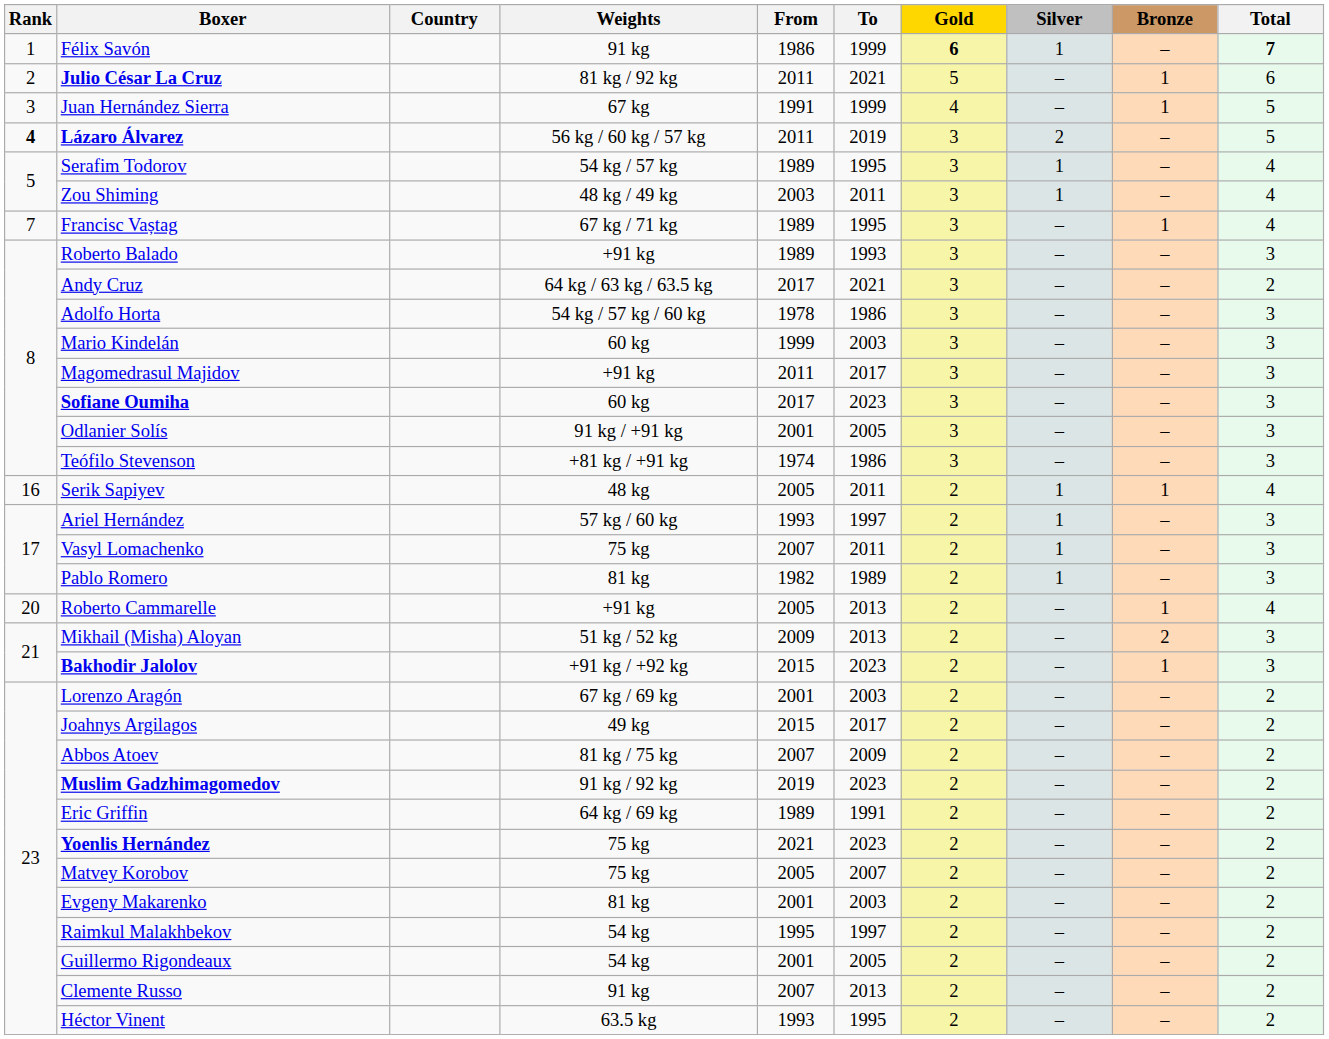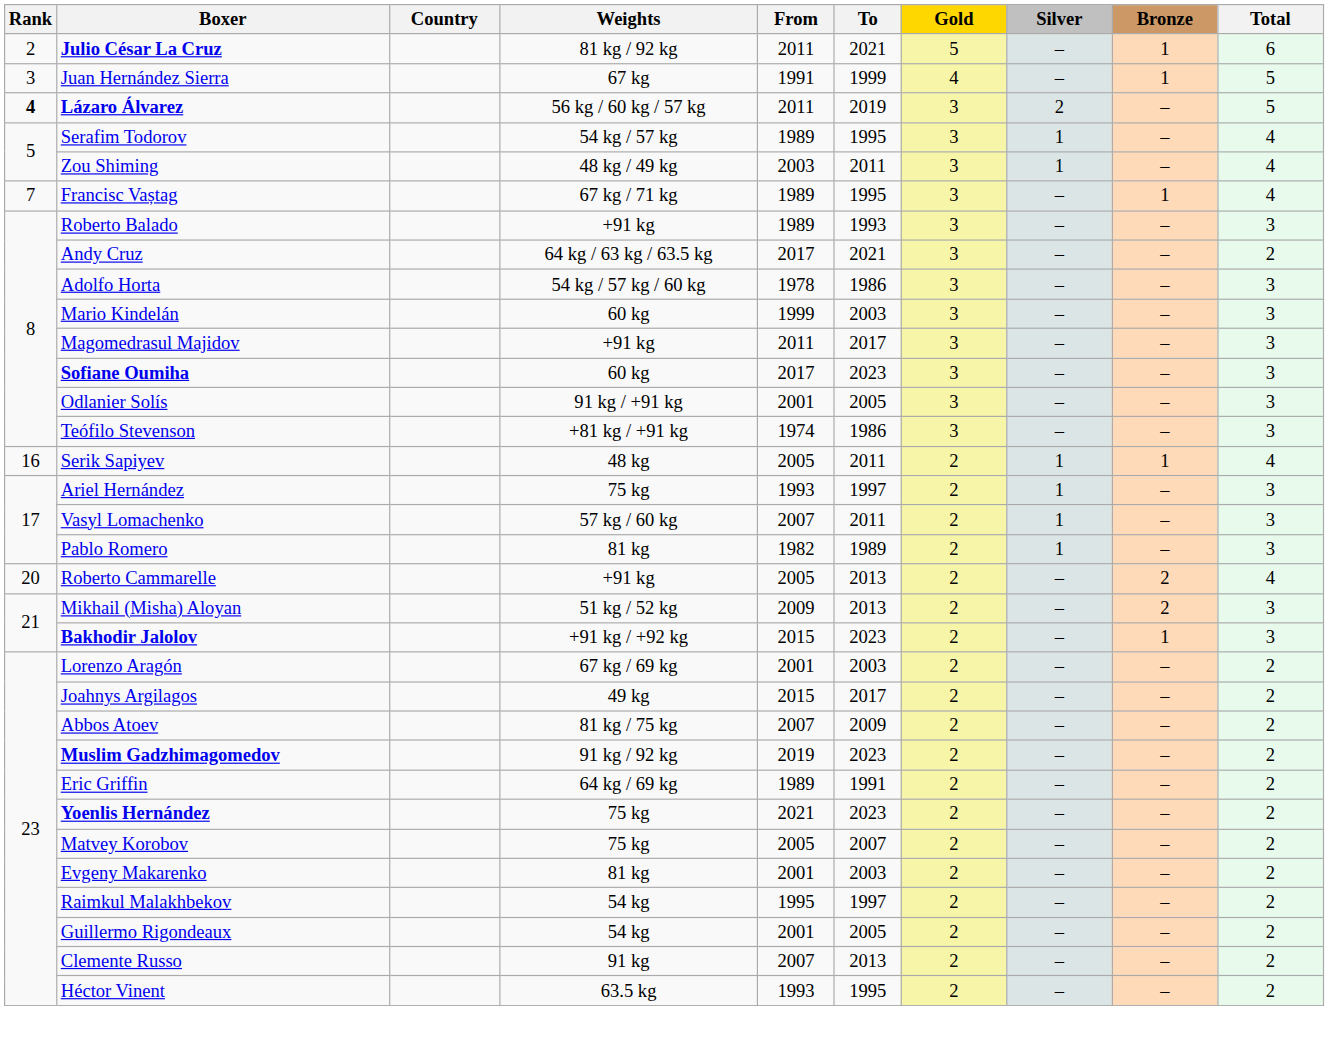- row: (105, 48)
(629, 519) 57 kg / 60 kg -> (629, 490) 75 kg
(629, 549) 75 kg -> (629, 519) 57 kg / 60 kg
(1165, 607) 1 -> (1165, 578) 2
